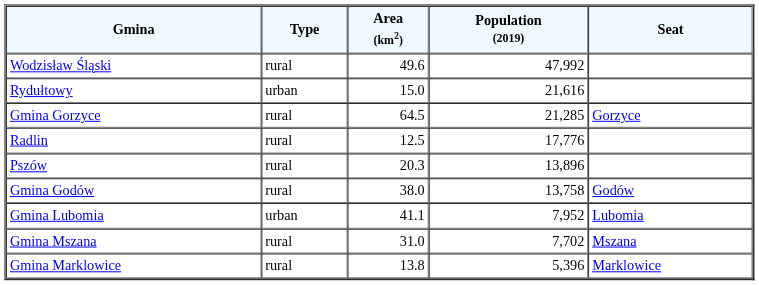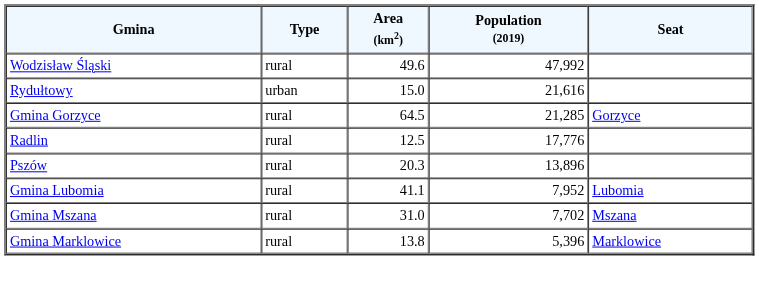- row: (52, 190)
(281, 215) urban -> (279, 190) rural
